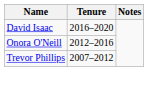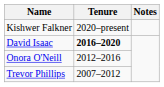+ row: (39, 27)
(91, 27) normal -> (98, 43) bold
